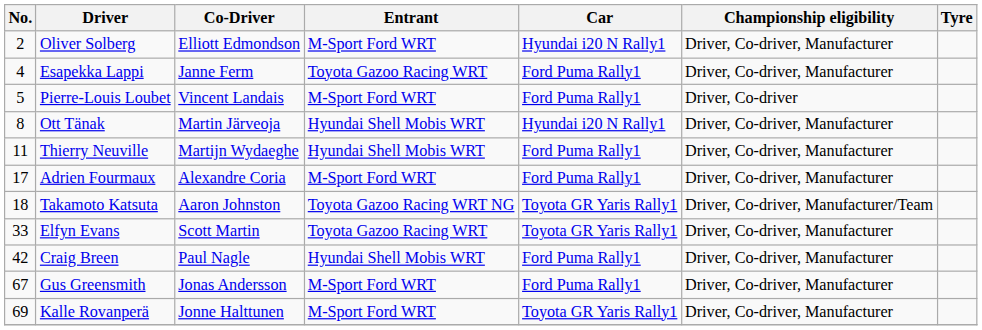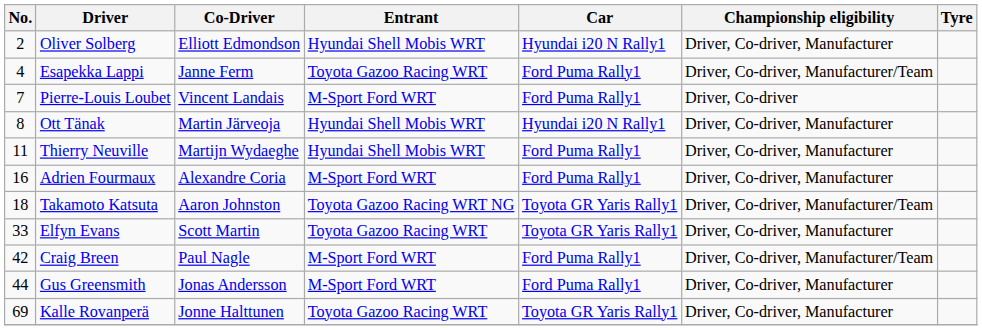(372, 44) M-Sport Ford WRT -> (396, 44) Hyundai Shell Mobis WRT
(789, 70) Driver, Co-driver, Manufacturer -> (809, 70) Driver, Co-driver, Manufacturer/Team
(20, 97) 5 -> (20, 97) 7
(20, 177) 17 -> (20, 177) 16
(396, 257) Hyundai Shell Mobis WRT -> (372, 257) M-Sport Ford WRT
(789, 257) Driver, Co-driver, Manufacturer -> (809, 257) Driver, Co-driver, Manufacturer/Team
(20, 284) 67 -> (20, 284) 44
(372, 311) M-Sport Ford WRT -> (398, 311) Toyota Gazoo Racing WRT
